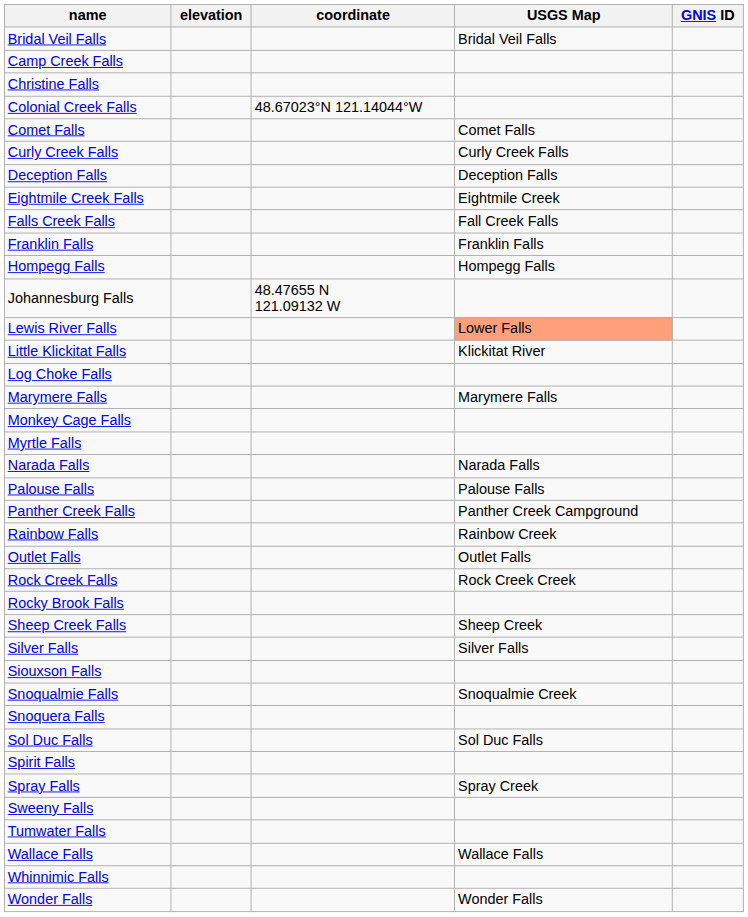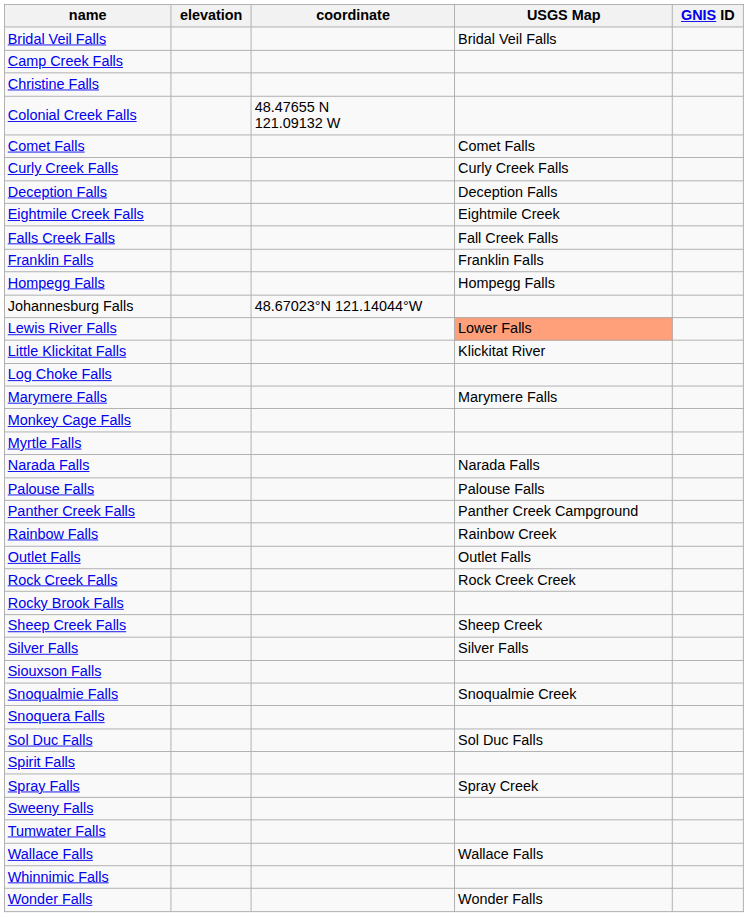(339, 107) 48.67023°N 121.14044°W -> (298, 115) 48.47655 N 121.09132 W
(298, 298) 48.47655 N 121.09132 W -> (339, 306) 48.67023°N 121.14044°W
